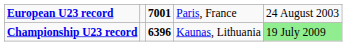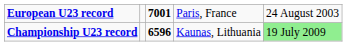(160, 31) 6396 -> (160, 31) 6596
